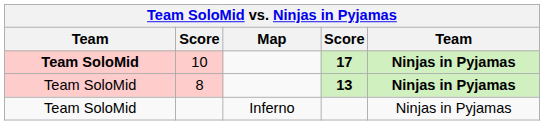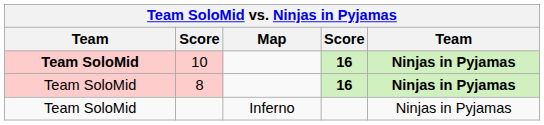(344, 62) 17 -> (344, 62) 16
(344, 85) 13 -> (344, 85) 16
